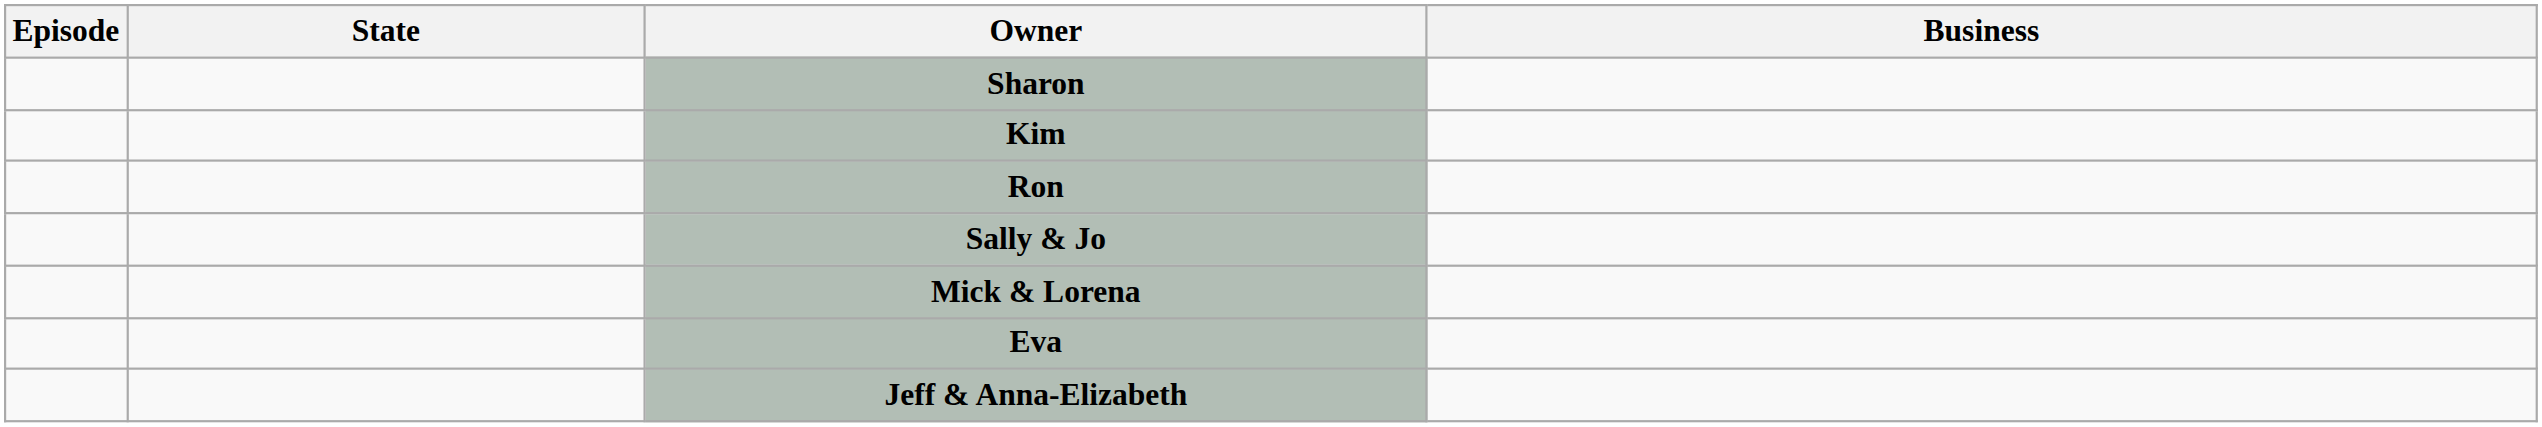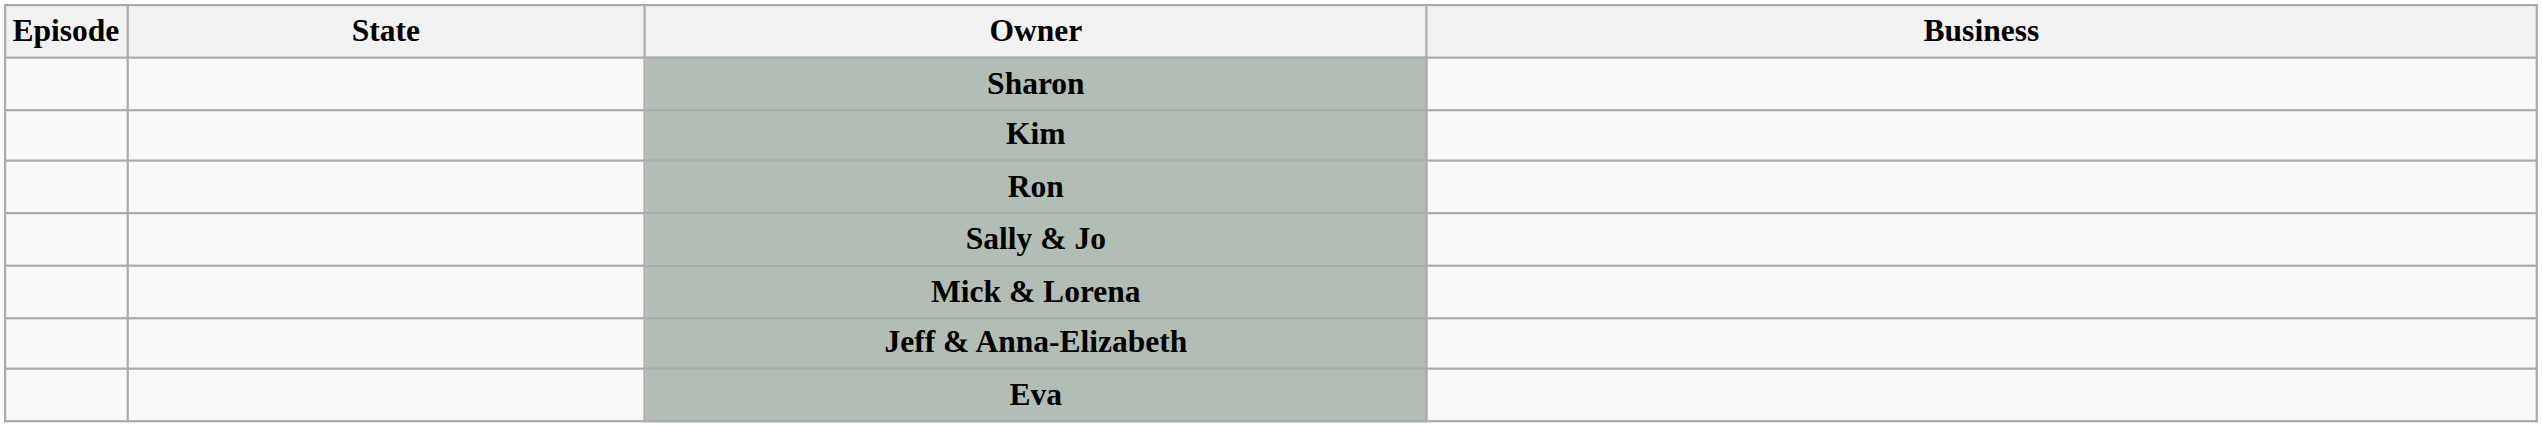rows swapped: (1036, 394) <-> (1036, 342)
